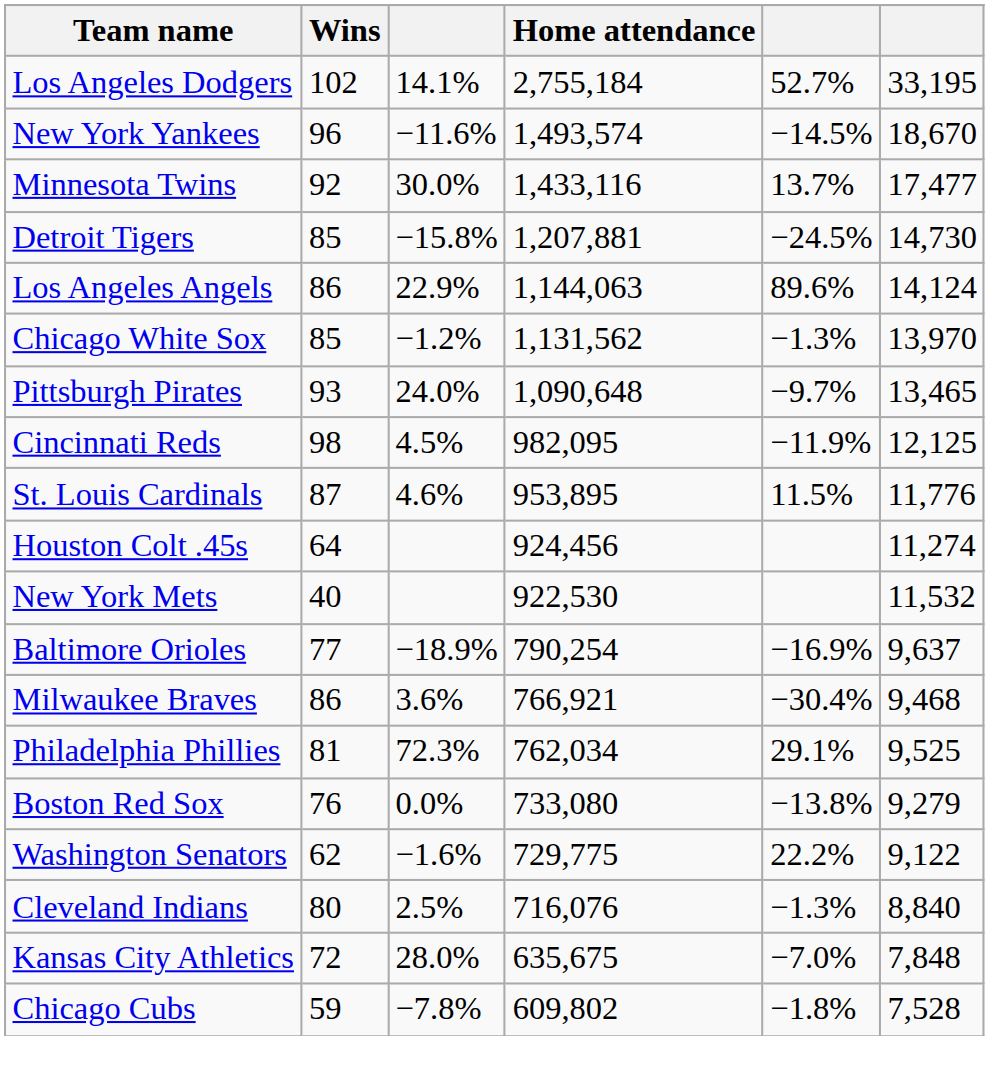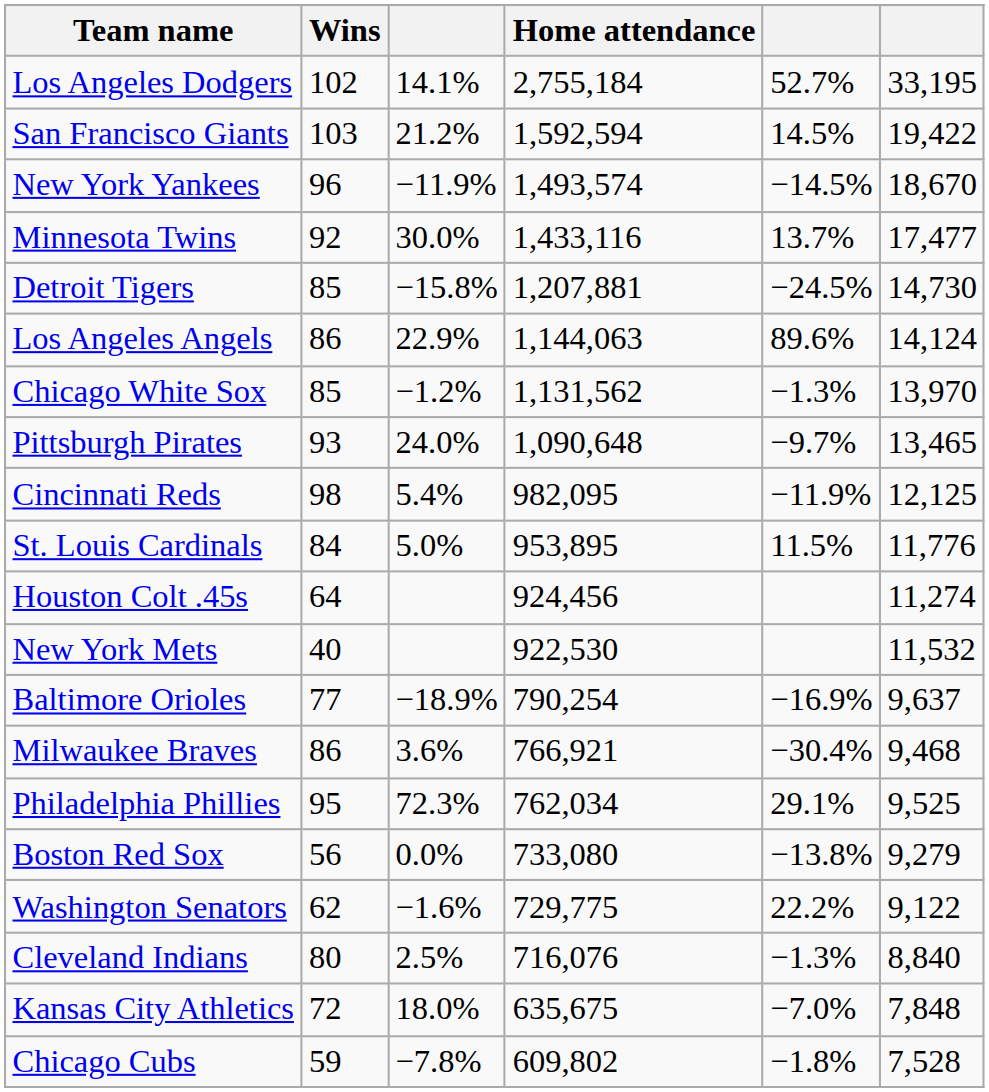+ row: (151, 133)
(446, 133) −11.6% -> (446, 184) −11.9%
(429, 442) 4.5% -> (429, 493) 5.4%
(325, 493) 87 -> (325, 545) 84
(429, 493) 4.6% -> (429, 545) 5.0%
(325, 751) 81 -> (325, 802) 95
(325, 802) 76 -> (325, 854) 56
(437, 957) 28.0% -> (437, 1008) 18.0%
